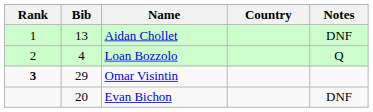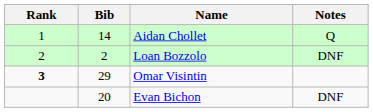- column: (268, 14)
(82, 35) 13 -> (104, 35) 14
(339, 35) DNF -> (330, 35) Q
(82, 55) 4 -> (104, 55) 2
(339, 55) Q -> (330, 55) DNF
